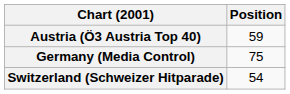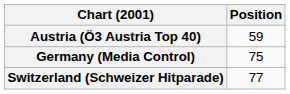(256, 78) 54 -> (256, 78) 77
